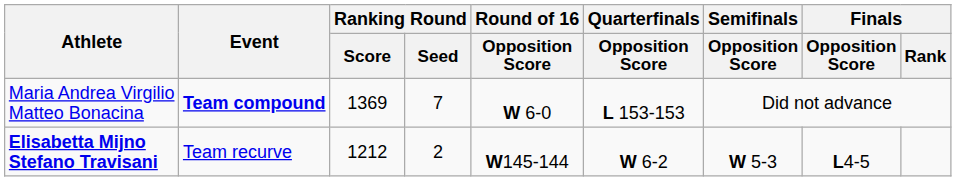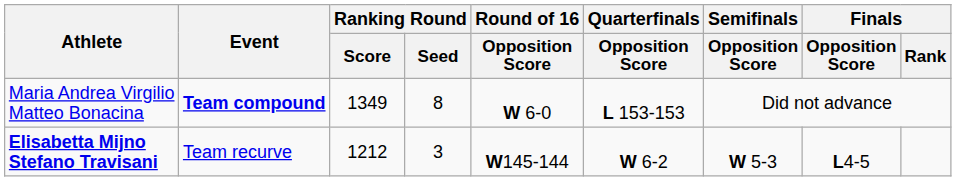(367, 103) 1369 -> (367, 103) 1349
(438, 103) 7 -> (438, 103) 8
(438, 152) 2 -> (438, 152) 3
